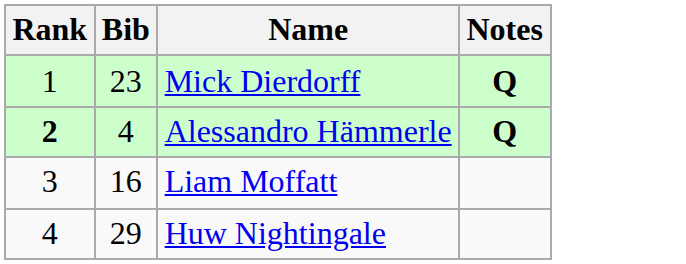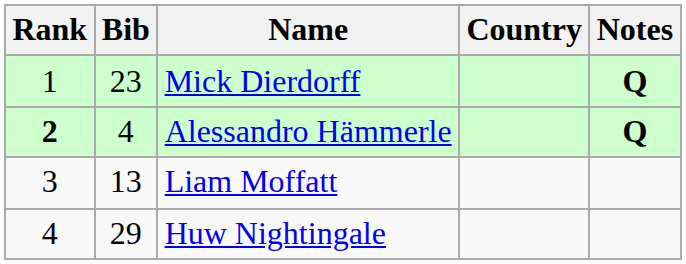+ column: (524, 29)
(126, 182) 16 -> (126, 182) 13
